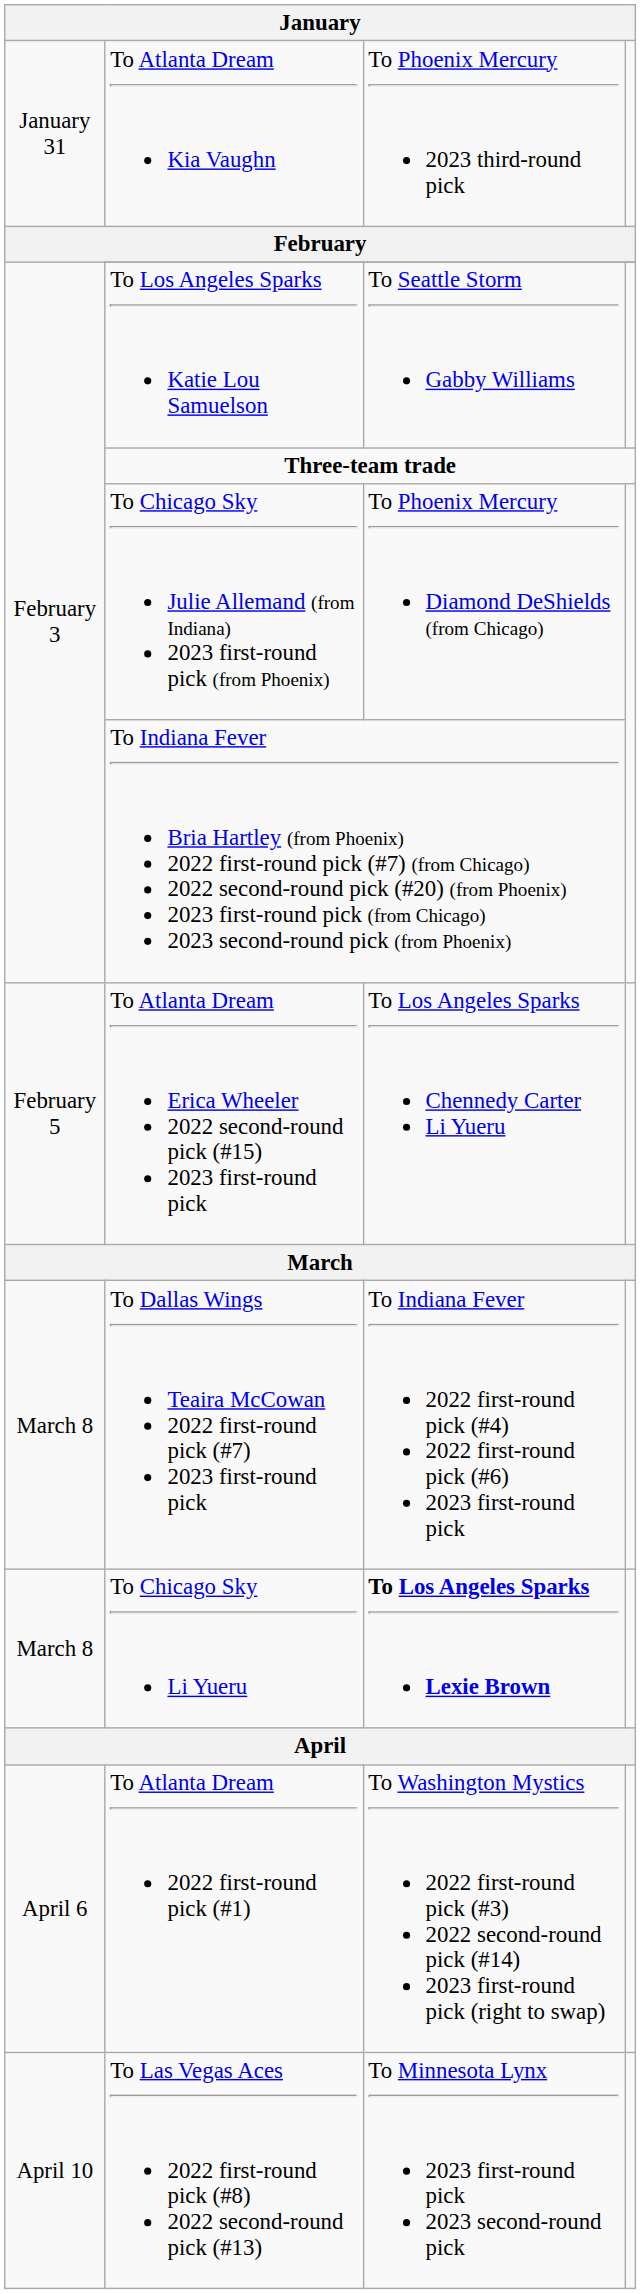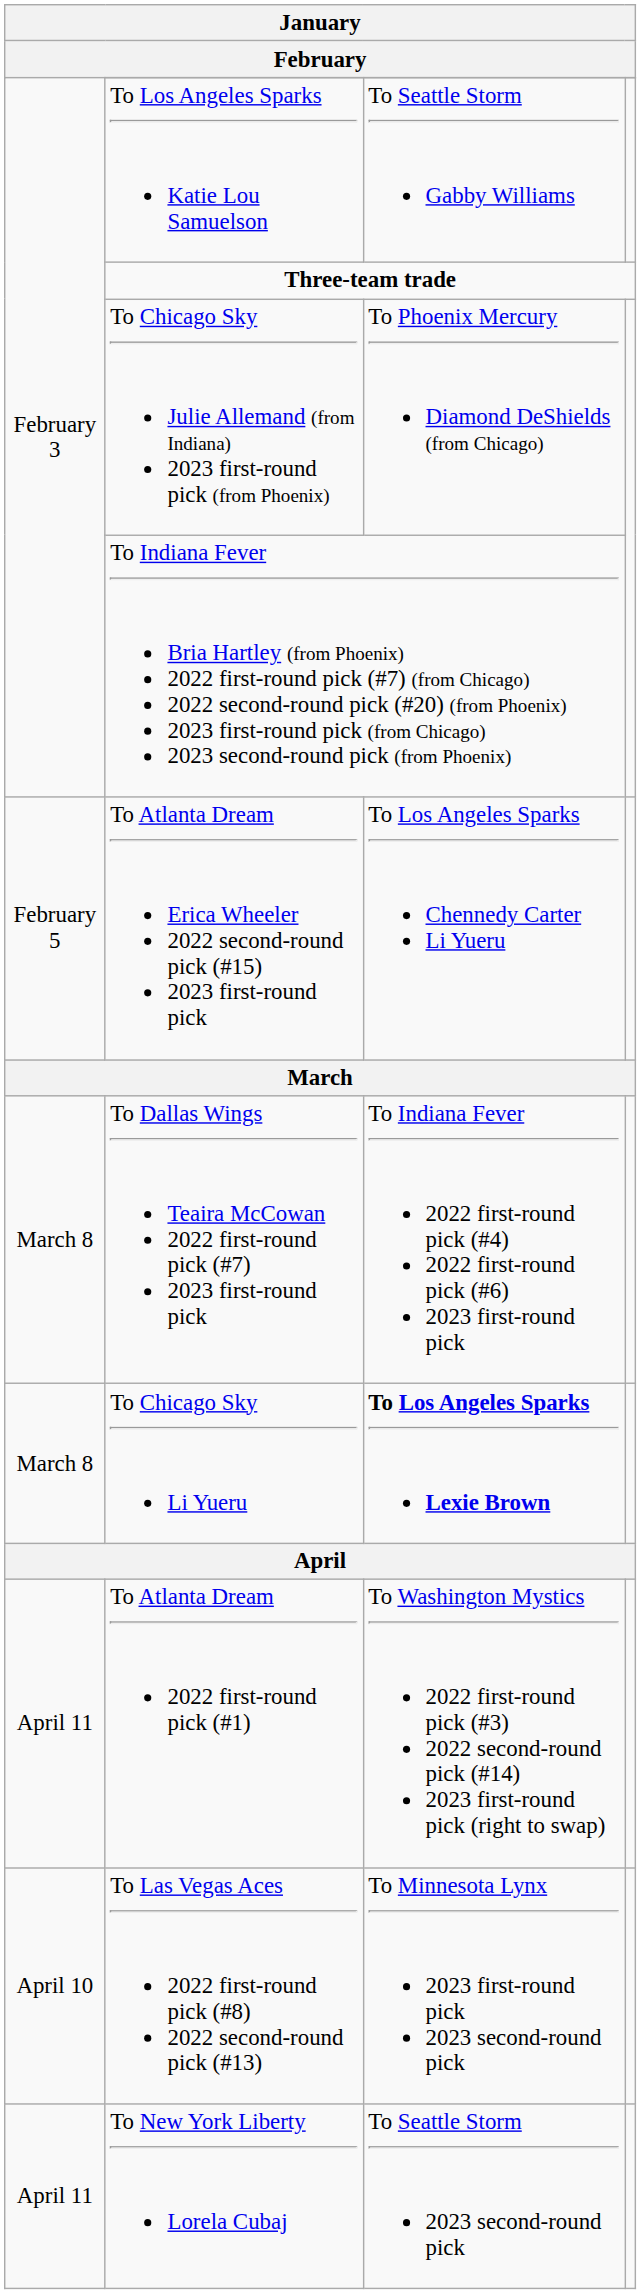- row: (234, 109)
(55, 1908) April 6 -> (55, 1723) April 11
+ row: (234, 2172)
